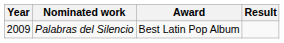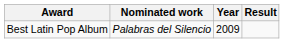columns swapped: (19, 12) <-> (189, 12)
